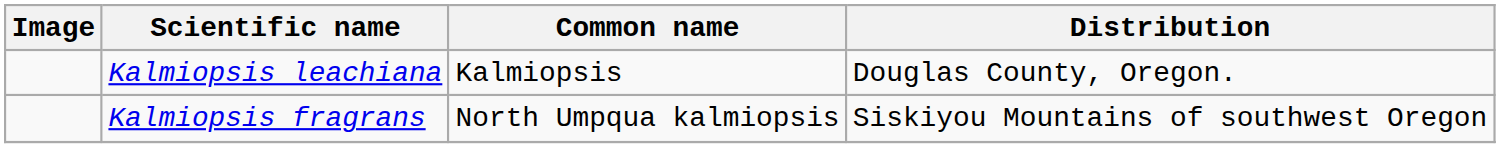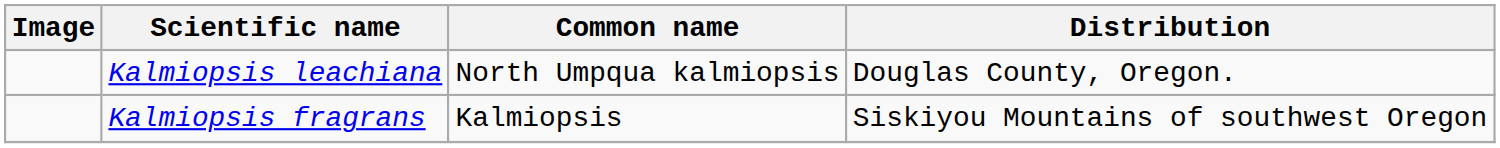(539, 73) Kalmiopsis -> (648, 73) North Umpqua kalmiopsis
(648, 118) North Umpqua kalmiopsis -> (539, 118) Kalmiopsis
